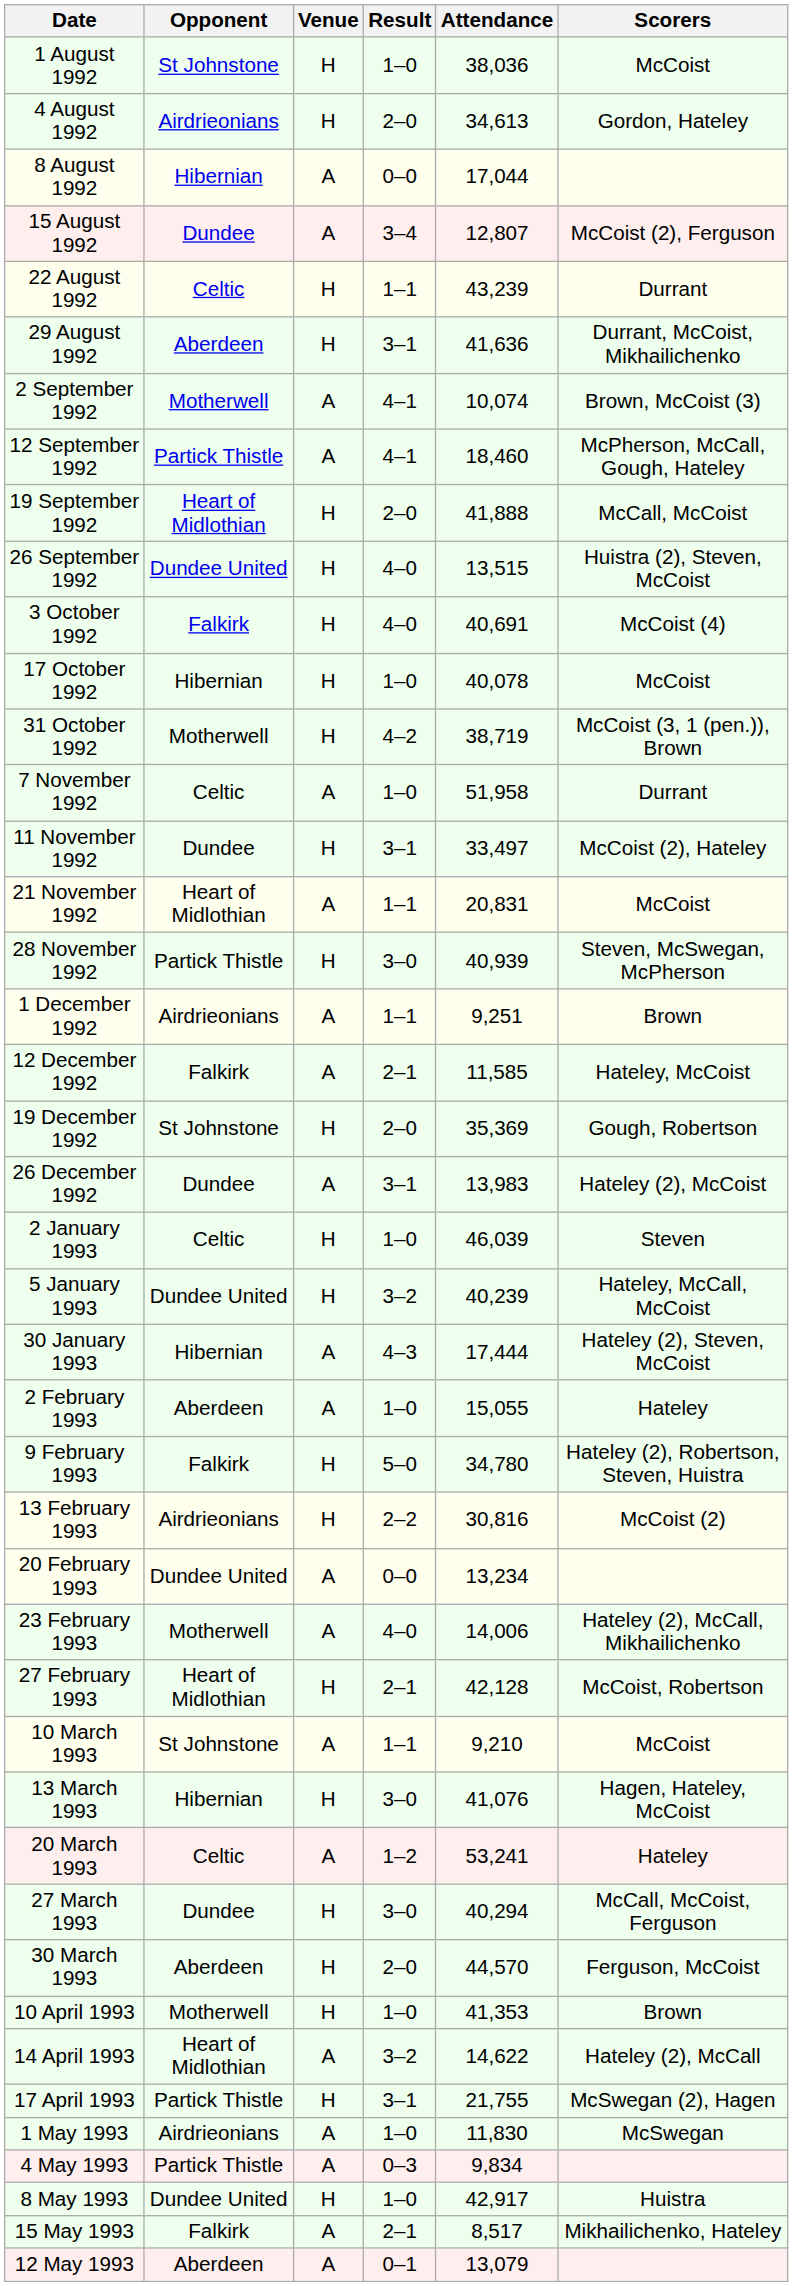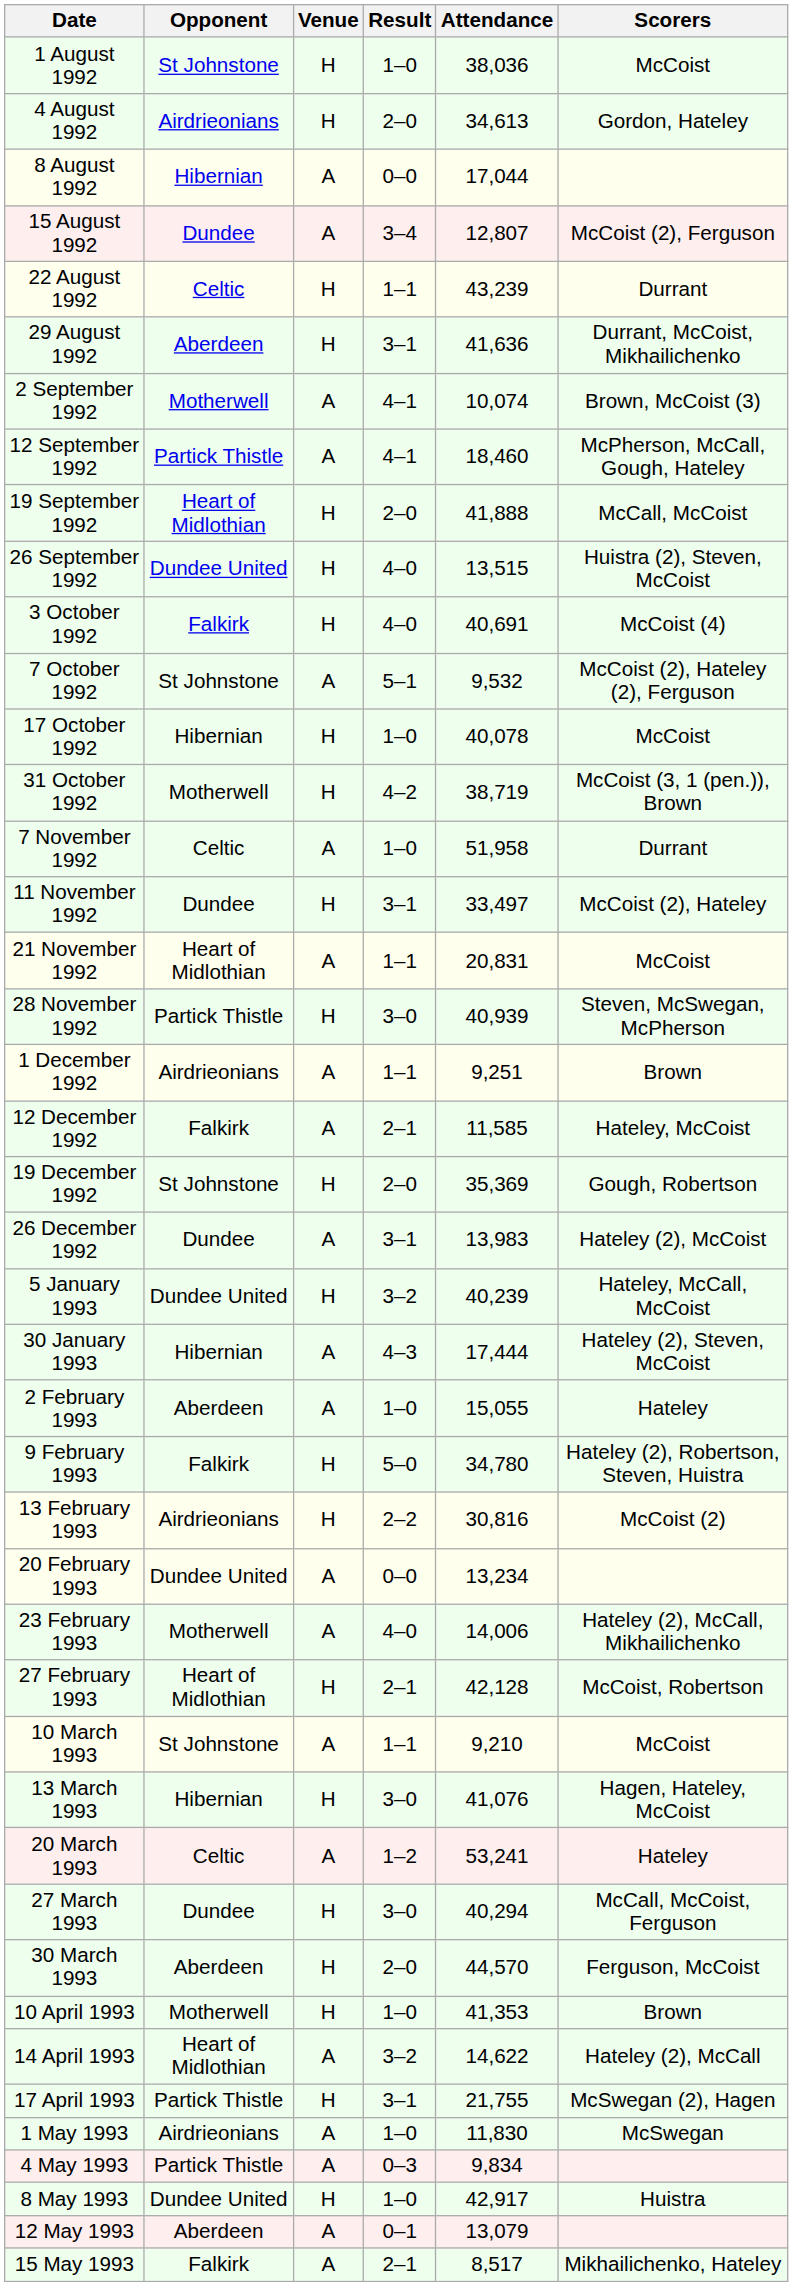+ row: (74, 680)
- row: (74, 1240)
rows swapped: (74, 2264) <-> (74, 2231)
